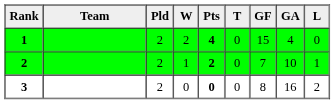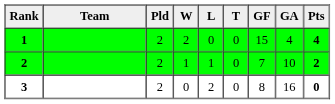columns swapped: (317, 16) <-> (212, 16)
